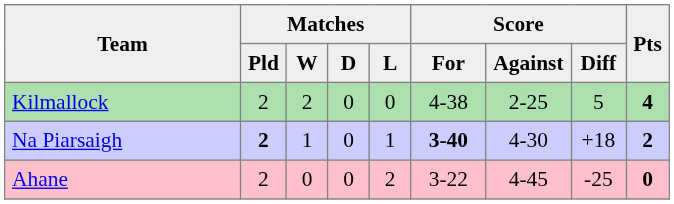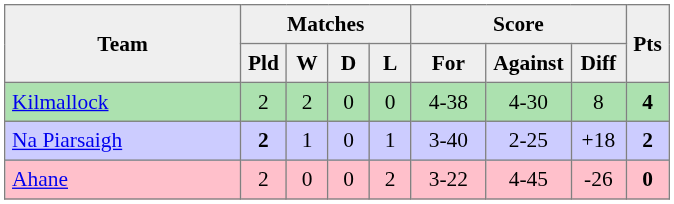(528, 101) 2-25 -> (528, 101) 4-30
(598, 101) 5 -> (598, 101) 8
(448, 140) bold -> (448, 140) normal
(528, 140) 4-30 -> (528, 140) 2-25
(598, 179) -25 -> (598, 179) -26
